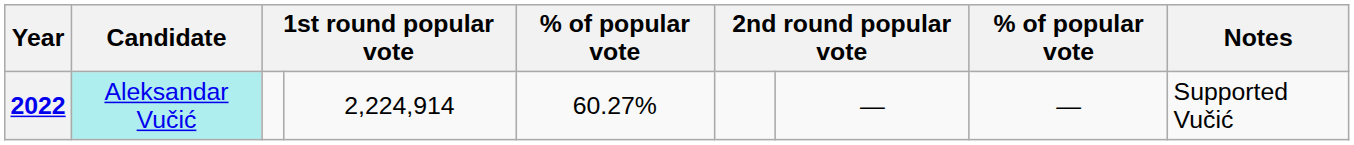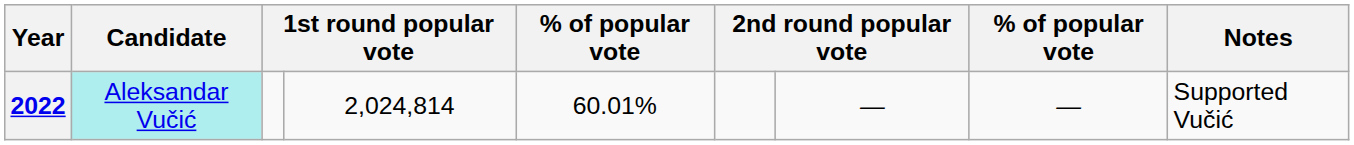(399, 105) 2,224,914 -> (399, 105) 2,024,814
(615, 105) 60.27% -> (615, 105) 60.01%
